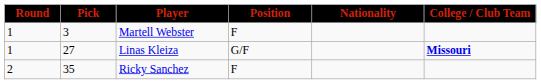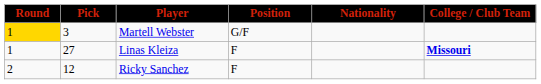(10, 32) no background -> (10, 32) gold background
(234, 32) F -> (240, 32) G/F
(240, 50) G/F -> (234, 50) F
(69, 69) 35 -> (69, 69) 12
